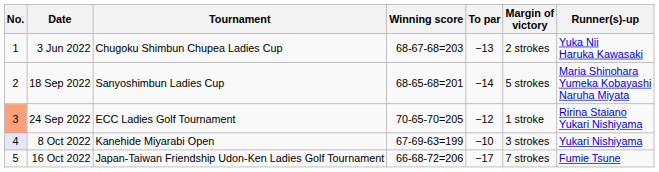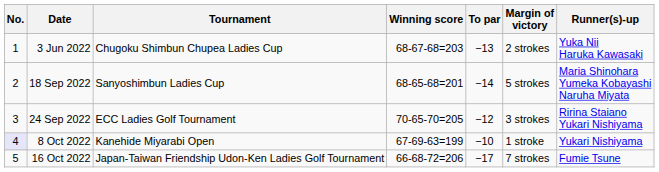(16, 119) lightsalmon background -> (16, 119) no background
(525, 119) 1 stroke -> (527, 119) 3 strokes
(527, 142) 3 strokes -> (525, 142) 1 stroke
